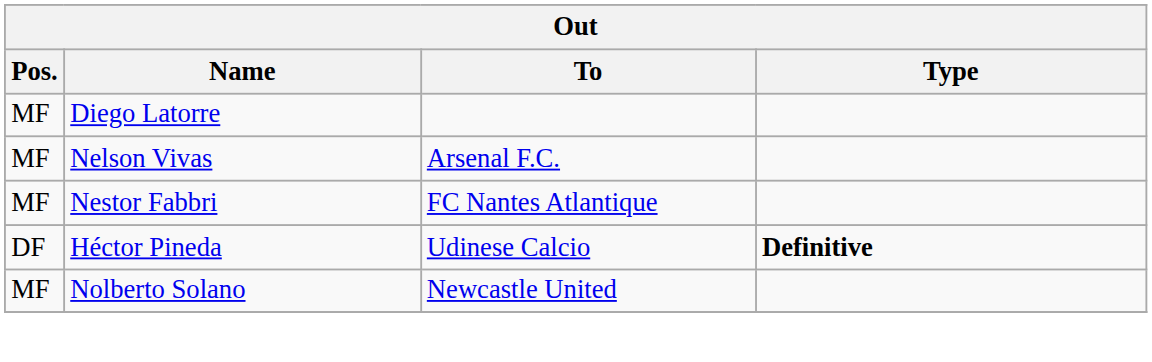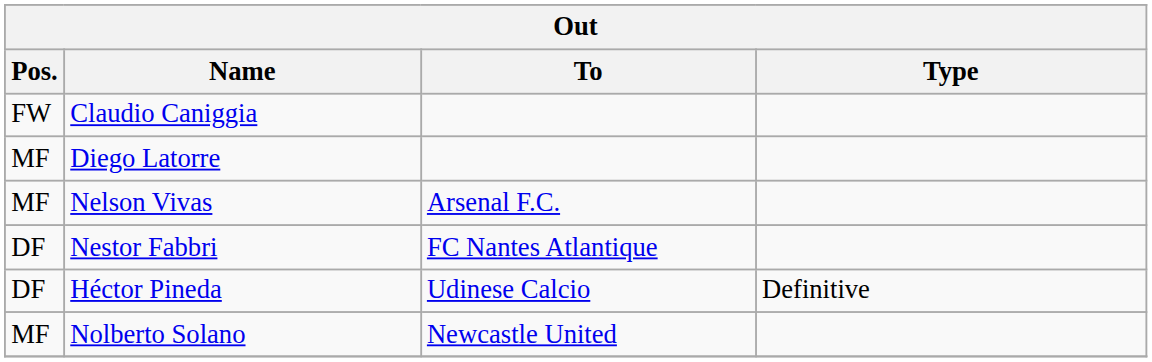+ row: (164, 114)
(30, 202) MF -> (28, 246) DF
(817, 246) bold -> (816, 290) normal
